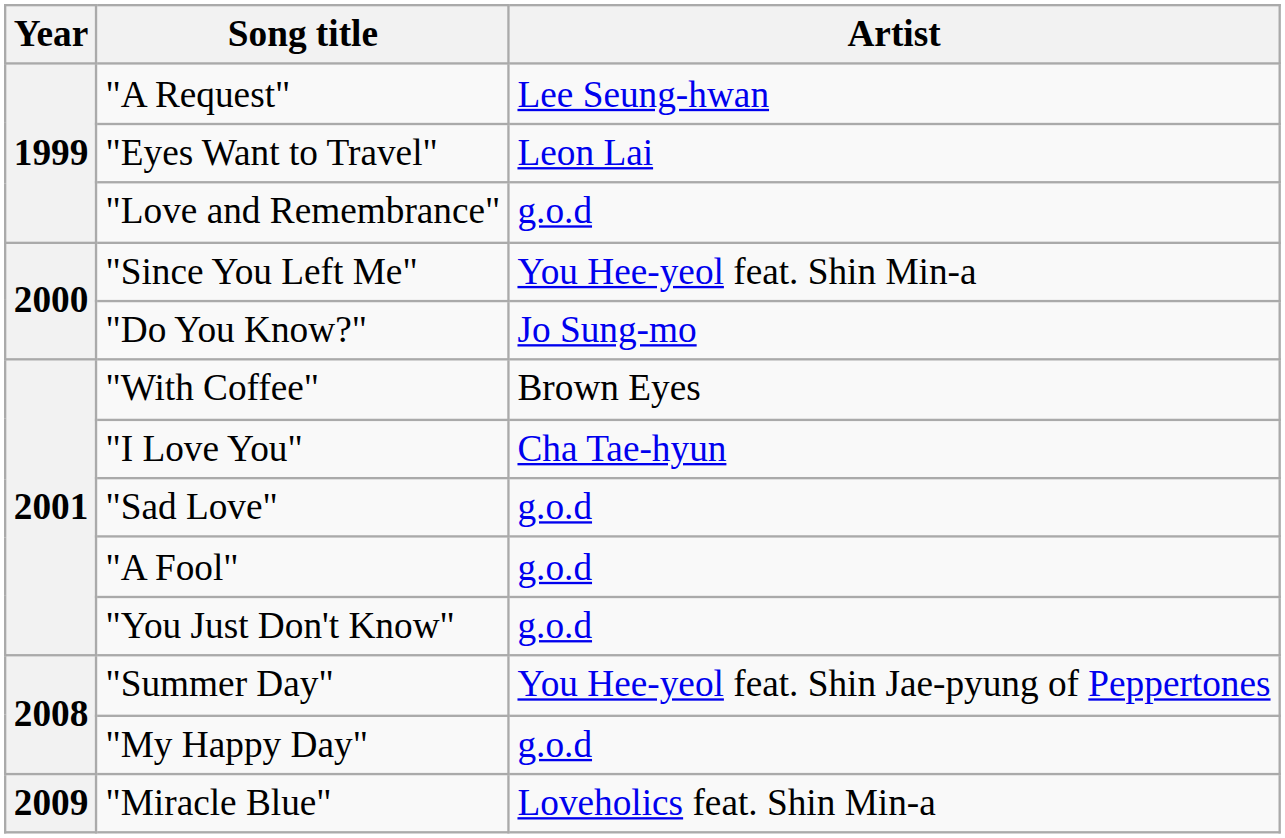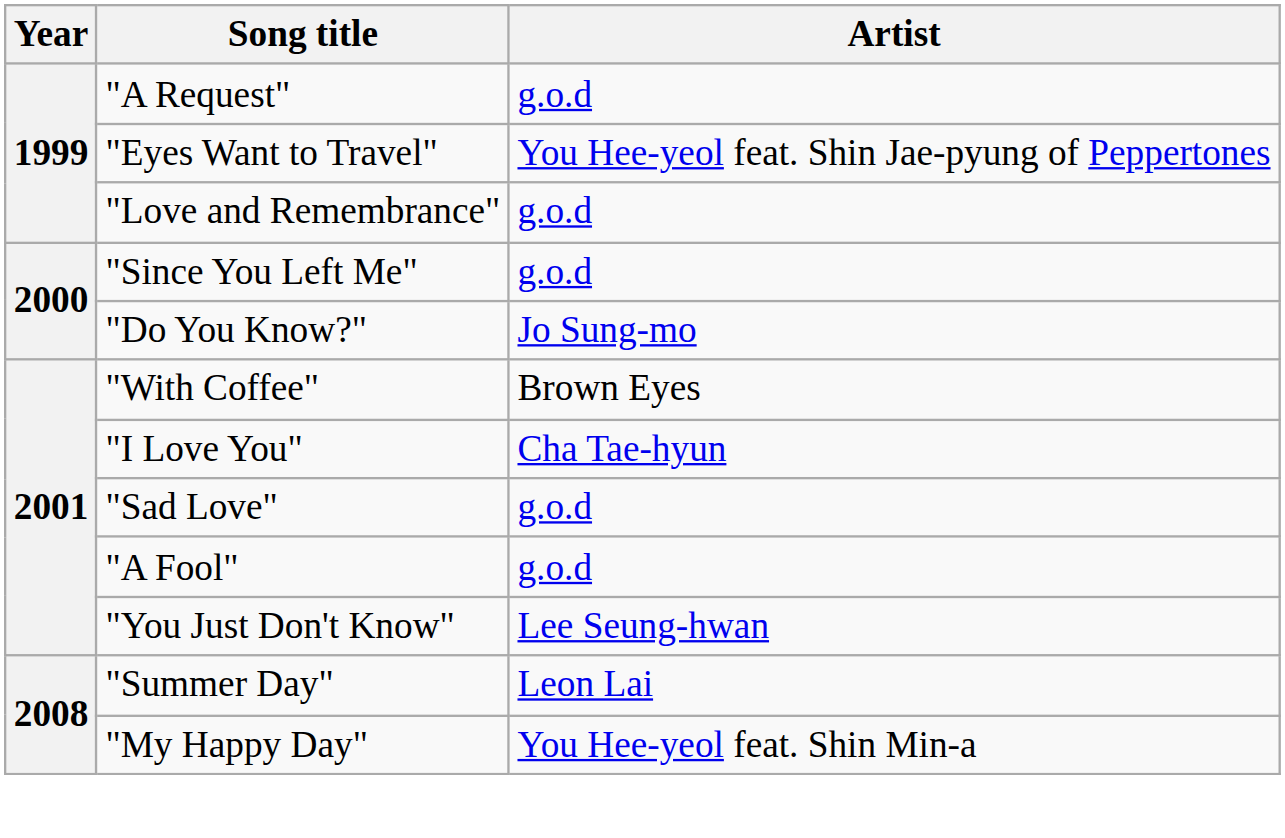(643, 93) Lee Seung-hwan -> (555, 93) g.o.d
(585, 152) Leon Lai -> (894, 152) You Hee-yeol feat. Shin Jae-pyung of Peppertones
(747, 270) You Hee-yeol feat. Shin Min-a -> (555, 270) g.o.d
(555, 625) g.o.d -> (643, 625) Lee Seung-hwan
(894, 684) You Hee-yeol feat. Shin Jae-pyung of Peppertones -> (585, 684) Leon Lai
(555, 743) g.o.d -> (747, 743) You Hee-yeol feat. Shin Min-a
- row: (219, 802)
